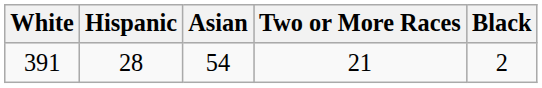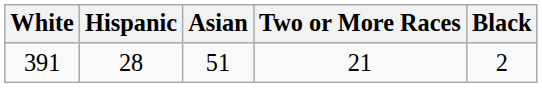(218, 62) 54 -> (218, 62) 51
